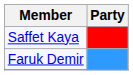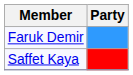rows swapped: (46, 59) <-> (43, 38)
